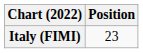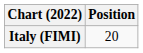(112, 36) 23 -> (112, 36) 20
